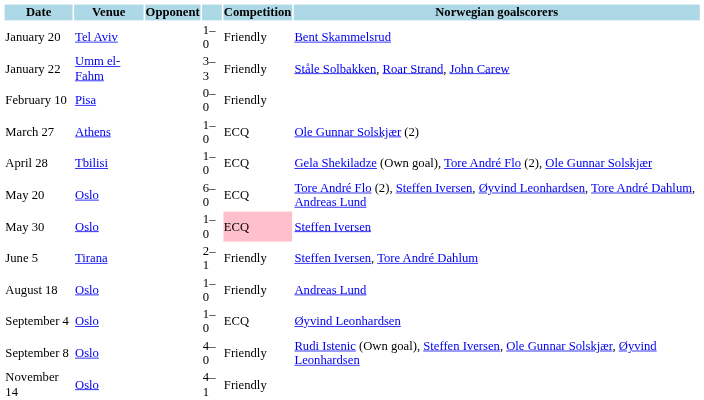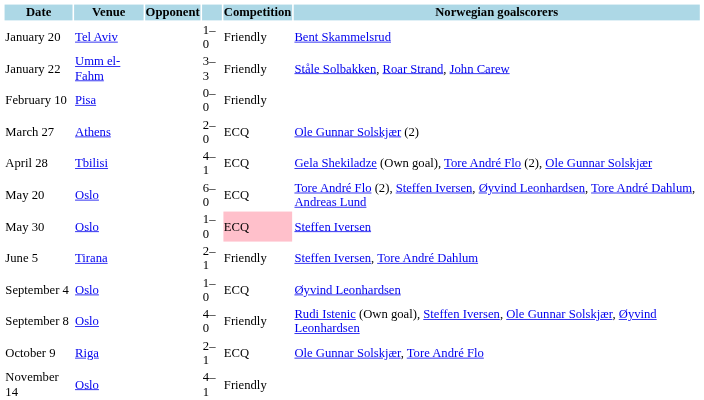(209, 131) 1–0 -> (209, 131) 2–0
(209, 163) 1–0 -> (209, 163) 4–1
- row: (32, 289)
+ row: (30, 353)
